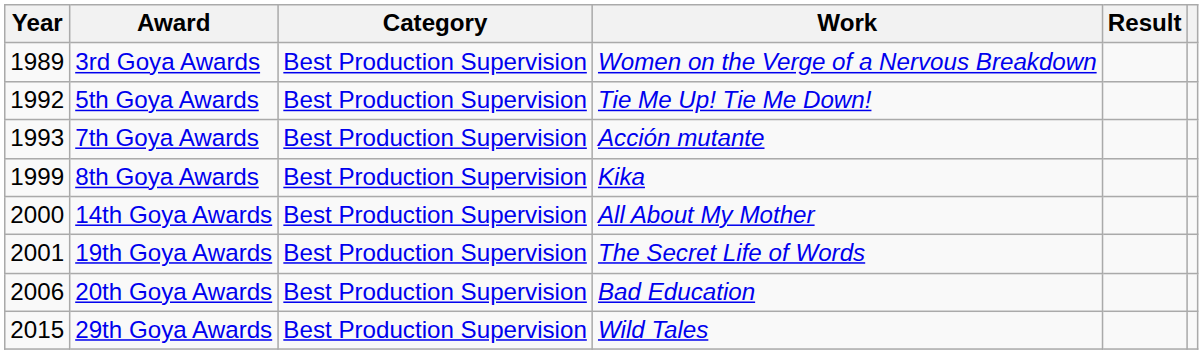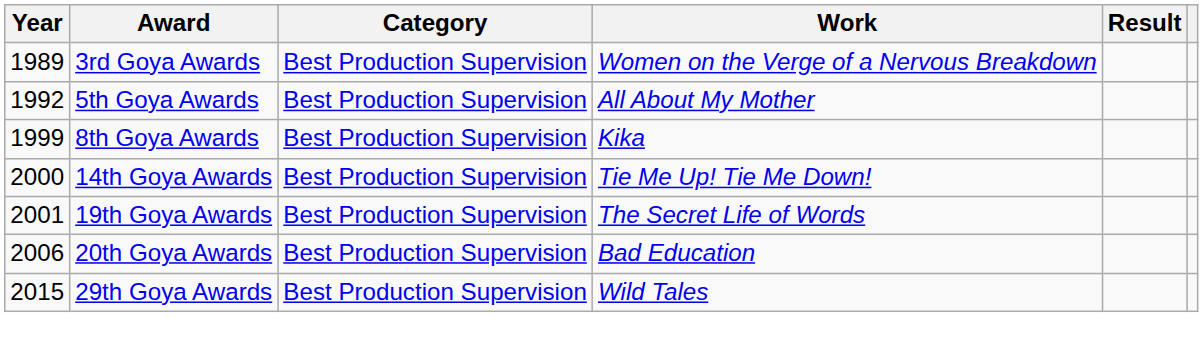(735, 100) Tie Me Up! Tie Me Down! -> (706, 100) All About My Mother
- row: (167, 138)
(706, 215) All About My Mother -> (735, 176) Tie Me Up! Tie Me Down!
